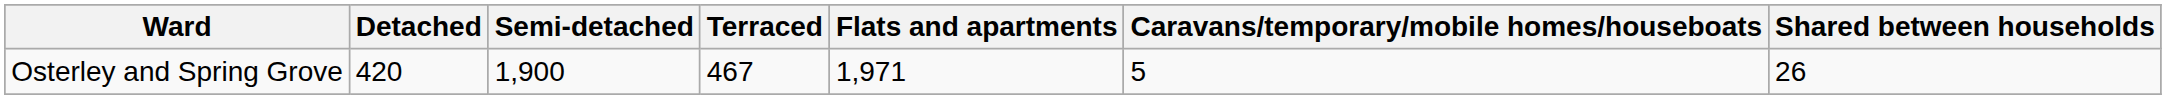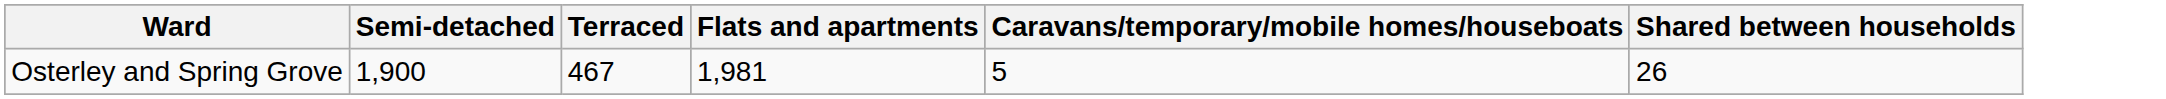- column: (419, 26)
(871, 71) 1,971 -> (732, 71) 1,981
